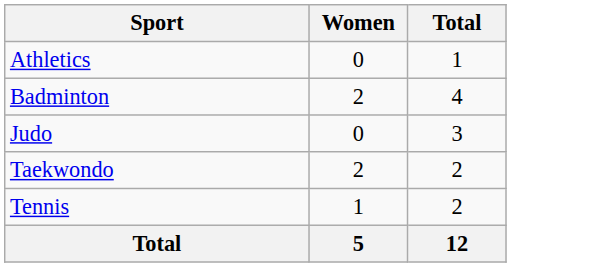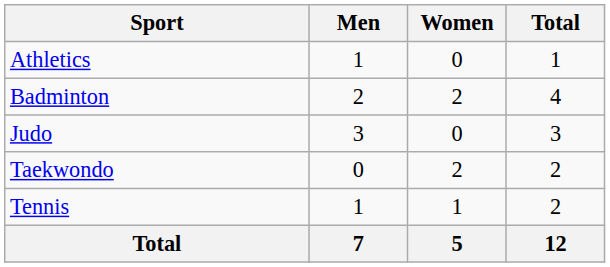+ column: (358, 23)
